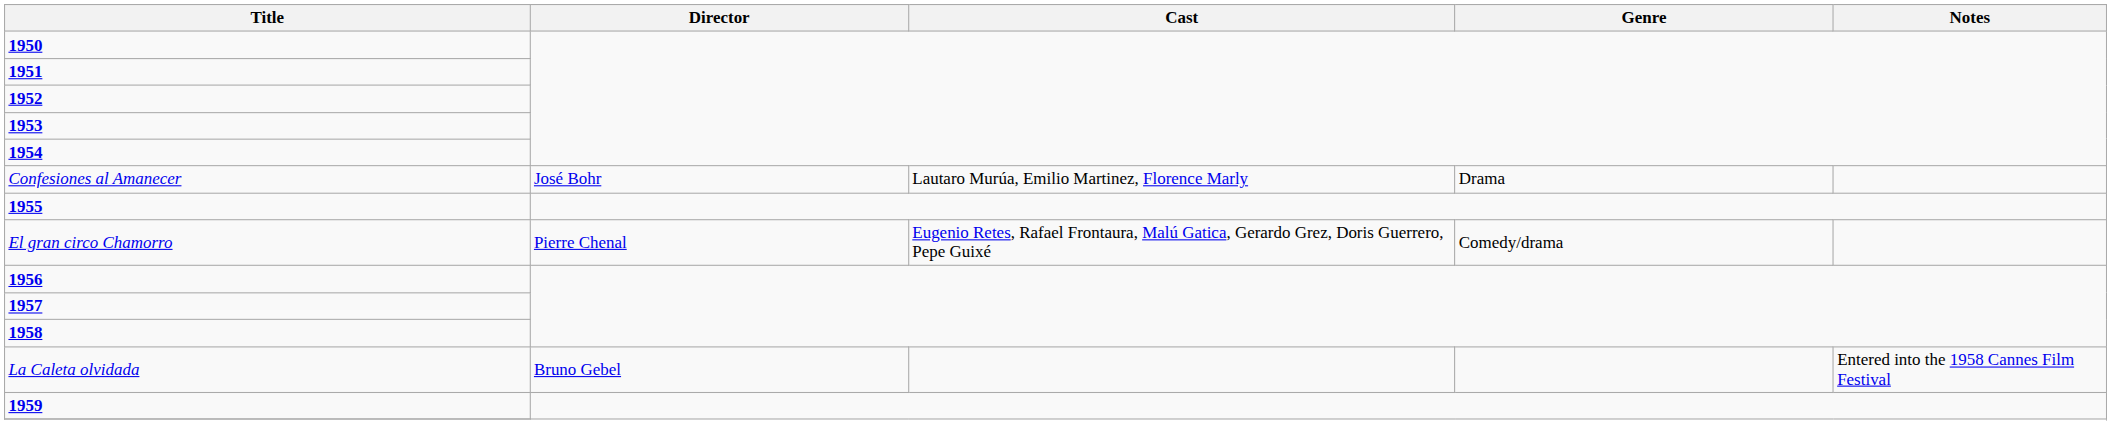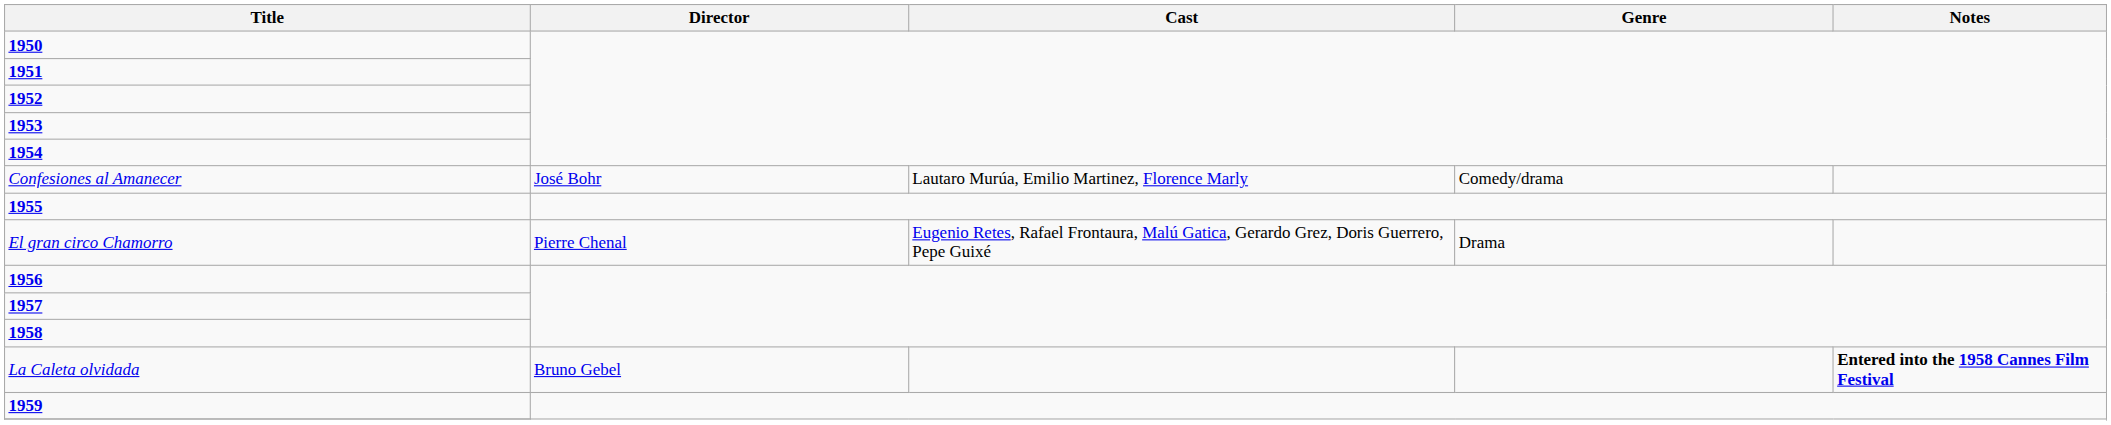(1482, 179) Drama -> (1511, 179) Comedy/drama
(1511, 242) Comedy/drama -> (1482, 242) Drama
(1956, 369) normal -> (1963, 369) bold
